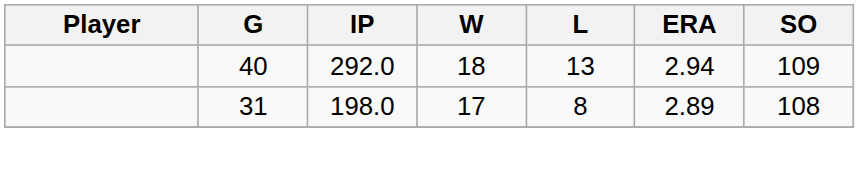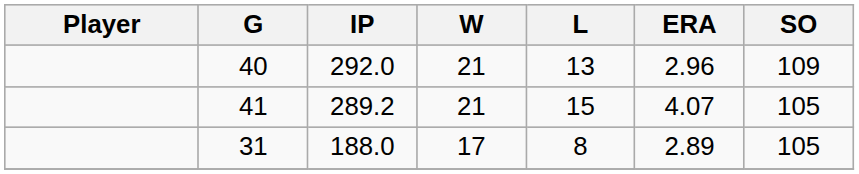(471, 65) 18 -> (471, 65) 21
(689, 65) 2.94 -> (689, 65) 2.96
+ row: (253, 106)
(362, 106) 198.0 -> (362, 147) 188.0
(799, 106) 108 -> (799, 147) 105
